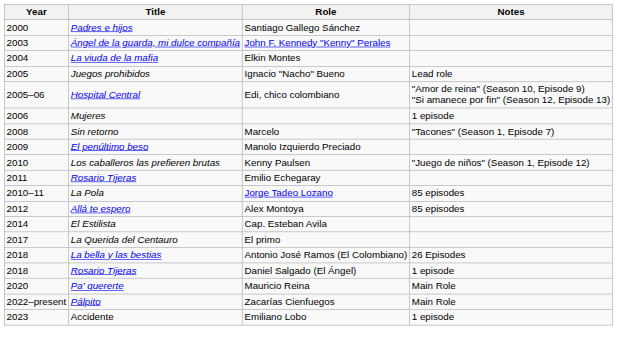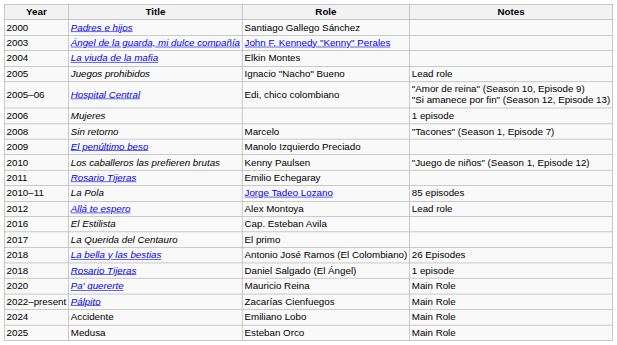(438, 208) 85 episodes -> (432, 208) Lead role
(17, 224) 2014 -> (17, 224) 2016
(17, 317) 2023 -> (17, 317) 2024
(433, 317) 1 episode -> (434, 317) Main Role
+ row: (274, 332)
